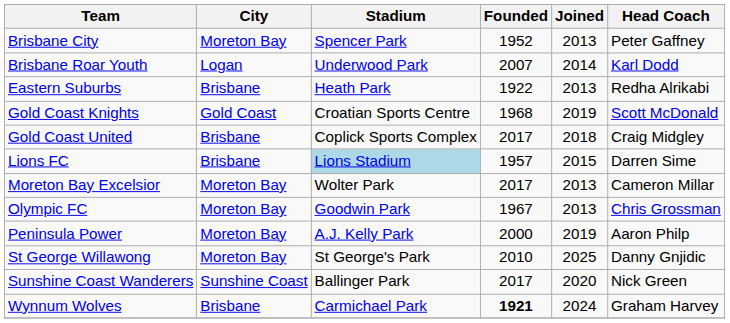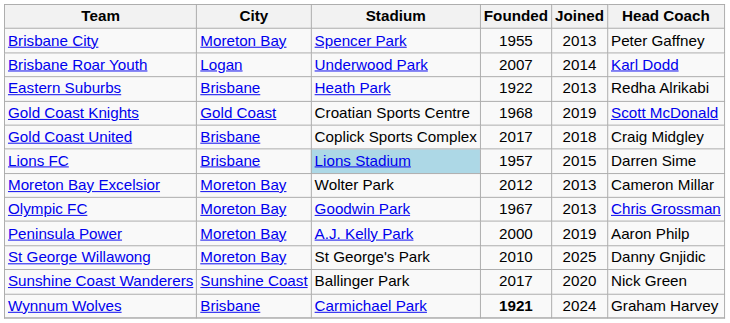(516, 40) 1952 -> (516, 40) 1955
(516, 185) 2017 -> (516, 185) 2012
